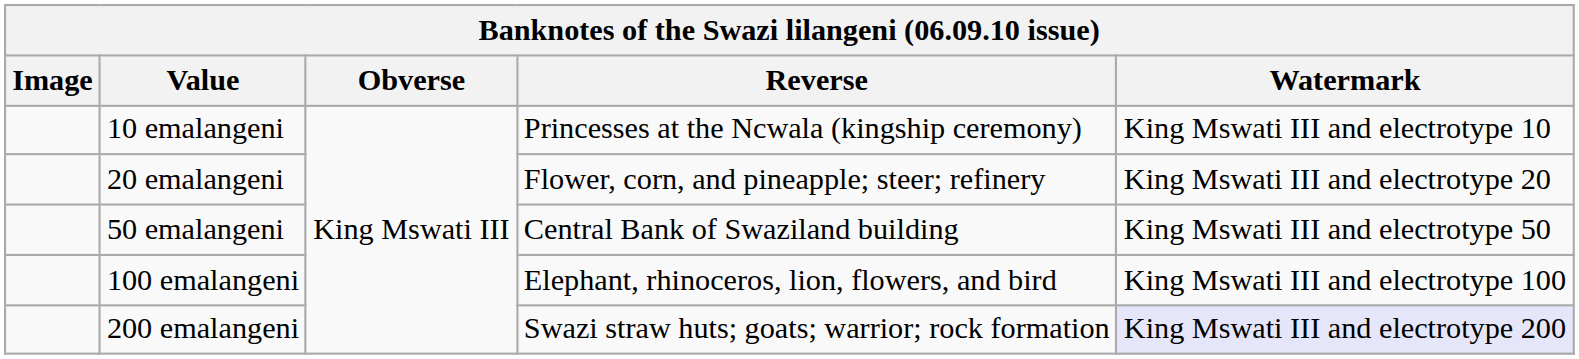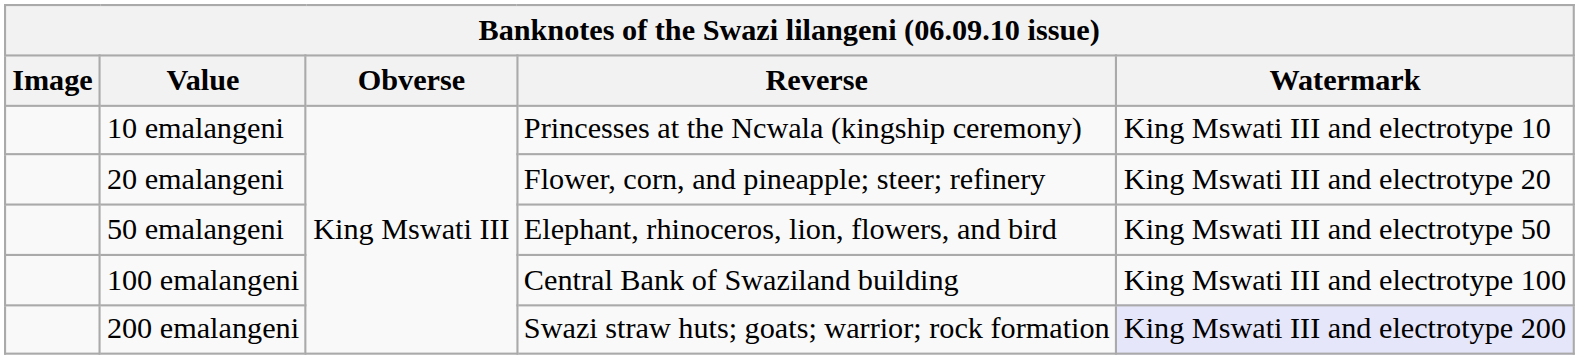(741, 229) Central Bank of Swaziland building -> (790, 229) Elephant, rhinoceros, lion, flowers, and bird
(790, 279) Elephant, rhinoceros, lion, flowers, and bird -> (741, 279) Central Bank of Swaziland building
